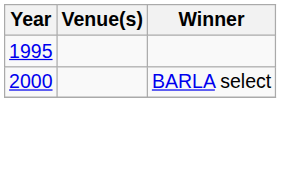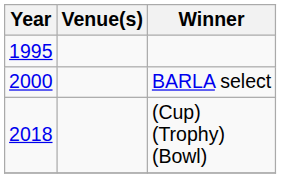+ row: (31, 134)
